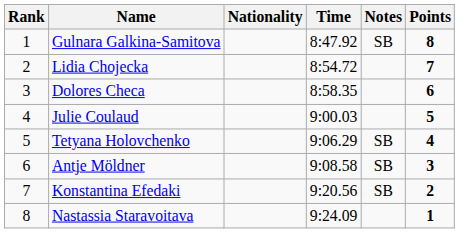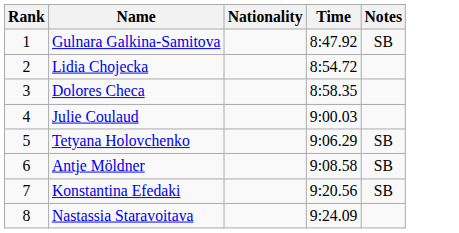- column: (430, 16)
